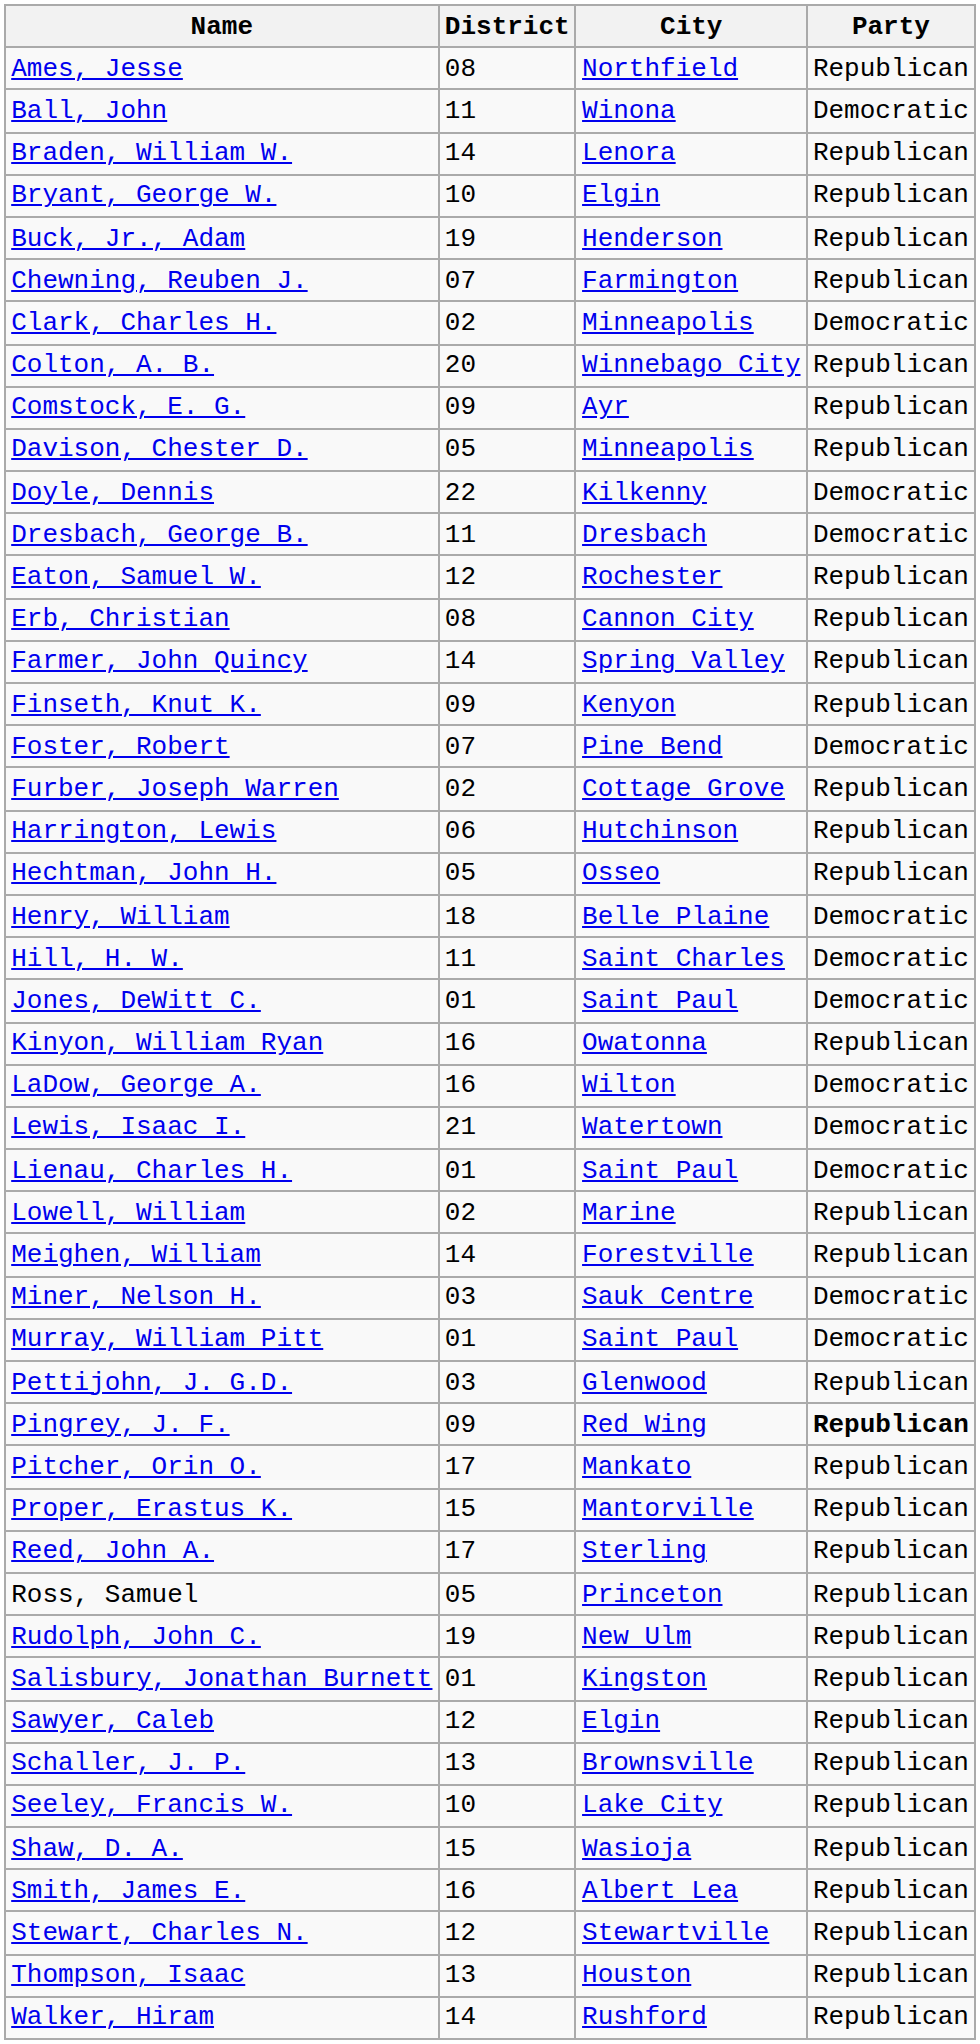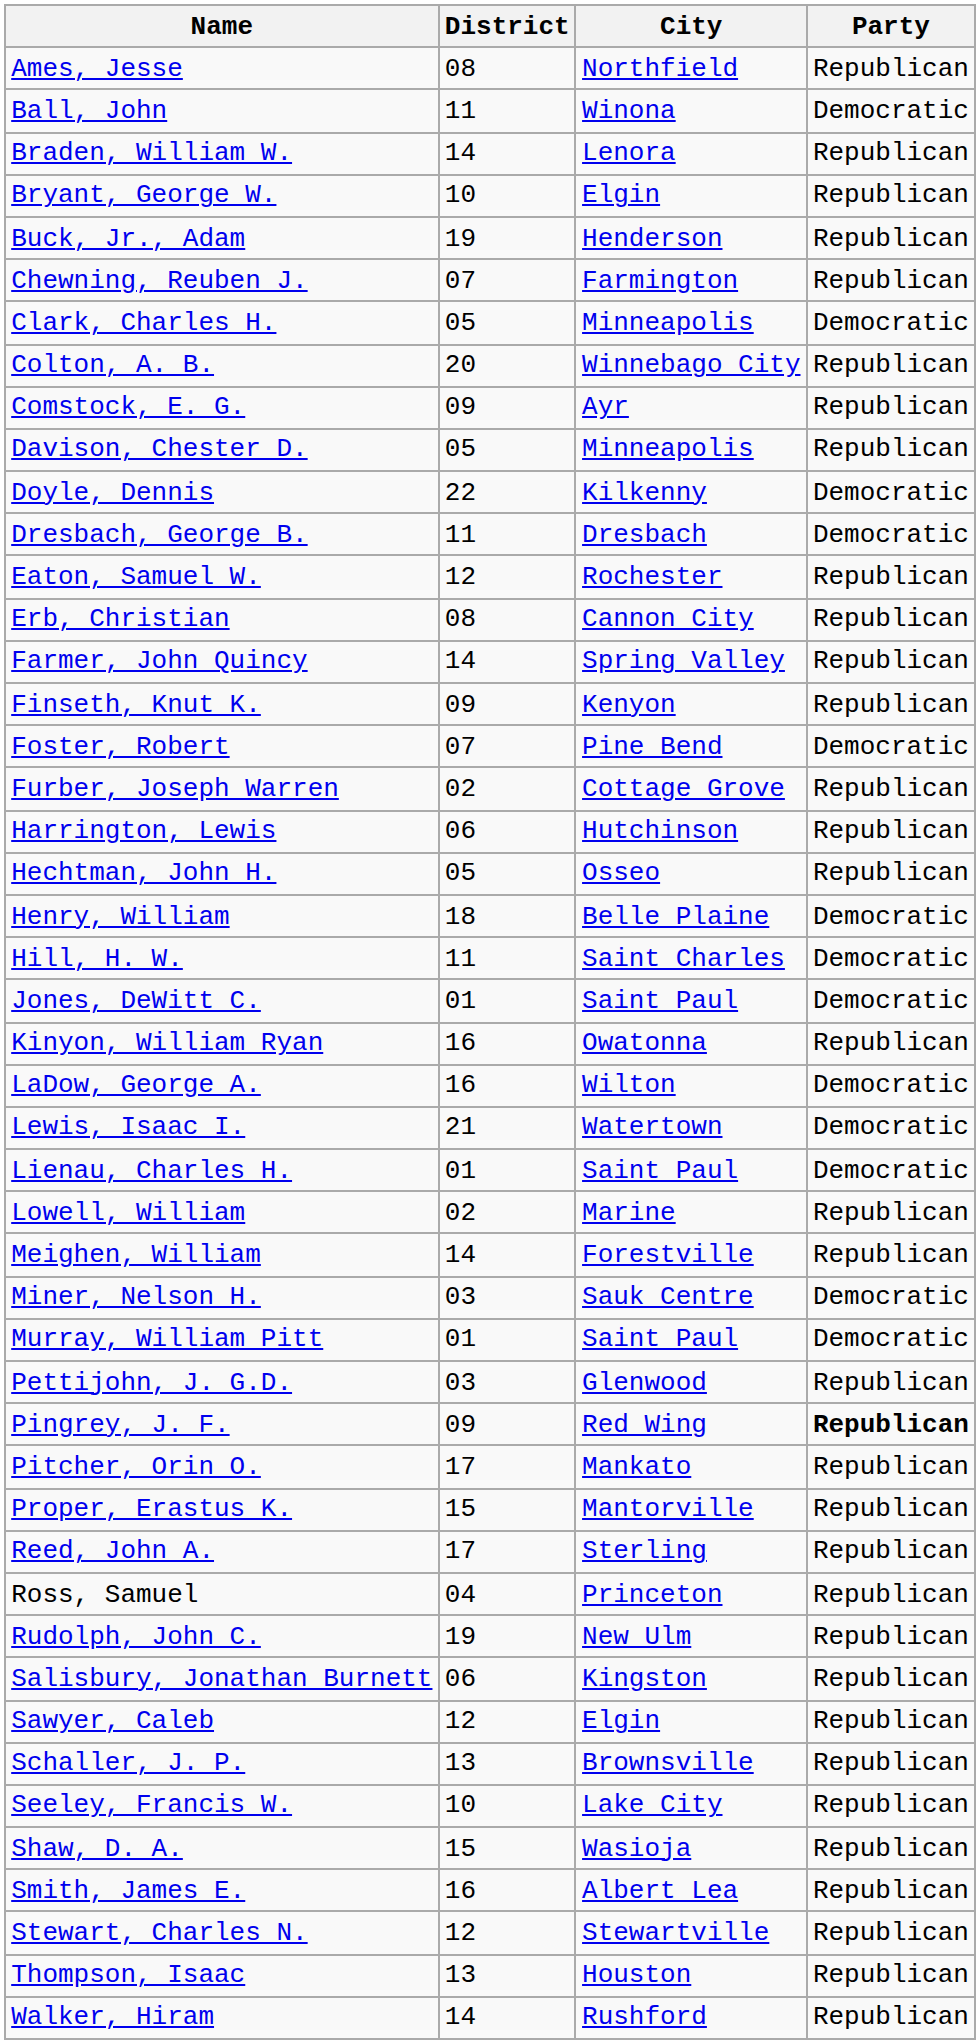(460, 323) 02 -> (460, 323) 05
(460, 1594) 05 -> (460, 1594) 04
(460, 1679) 01 -> (460, 1679) 06
